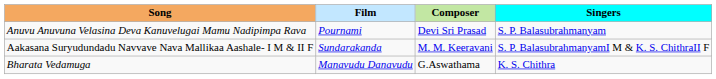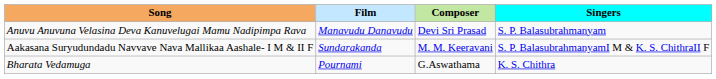(340, 30) Pournami -> (366, 30) Manavudu Danavudu
(366, 64) Manavudu Danavudu -> (340, 64) Pournami
